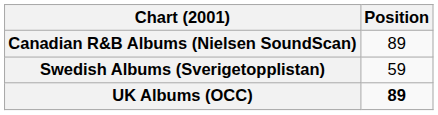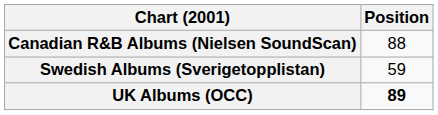(397, 43) 89 -> (397, 43) 88
